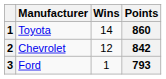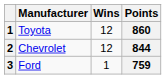(106, 30) 14 -> (106, 30) 12
(142, 47) 842 -> (142, 47) 844
(142, 65) 793 -> (142, 65) 759
